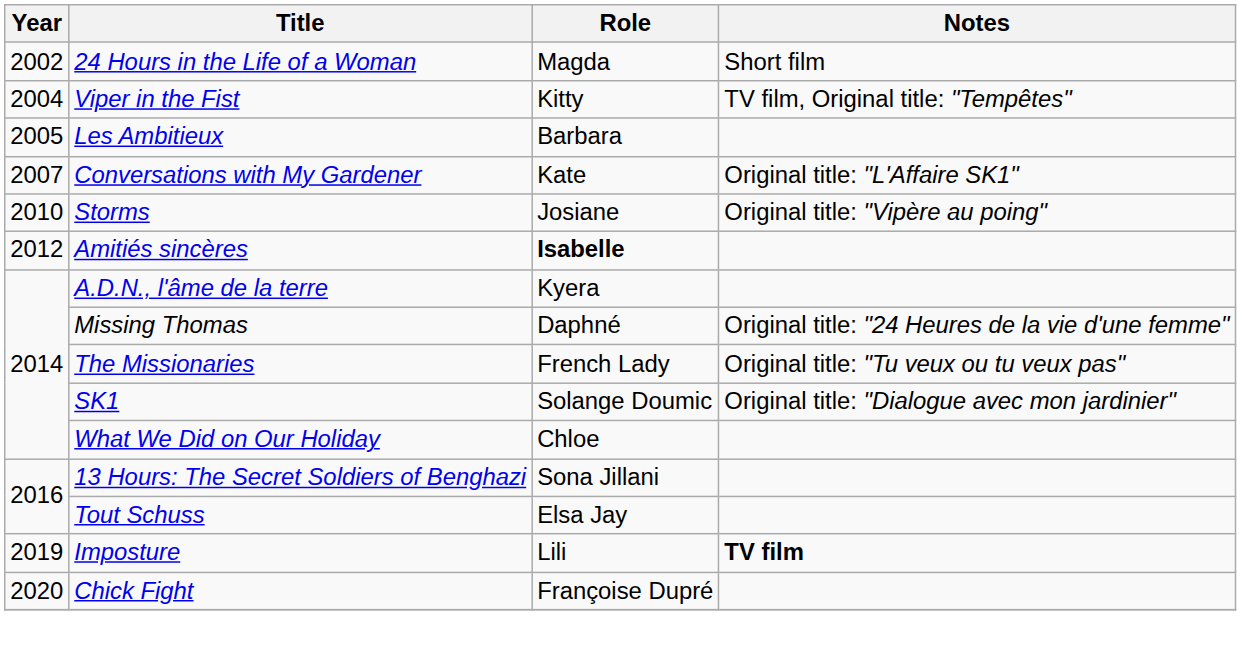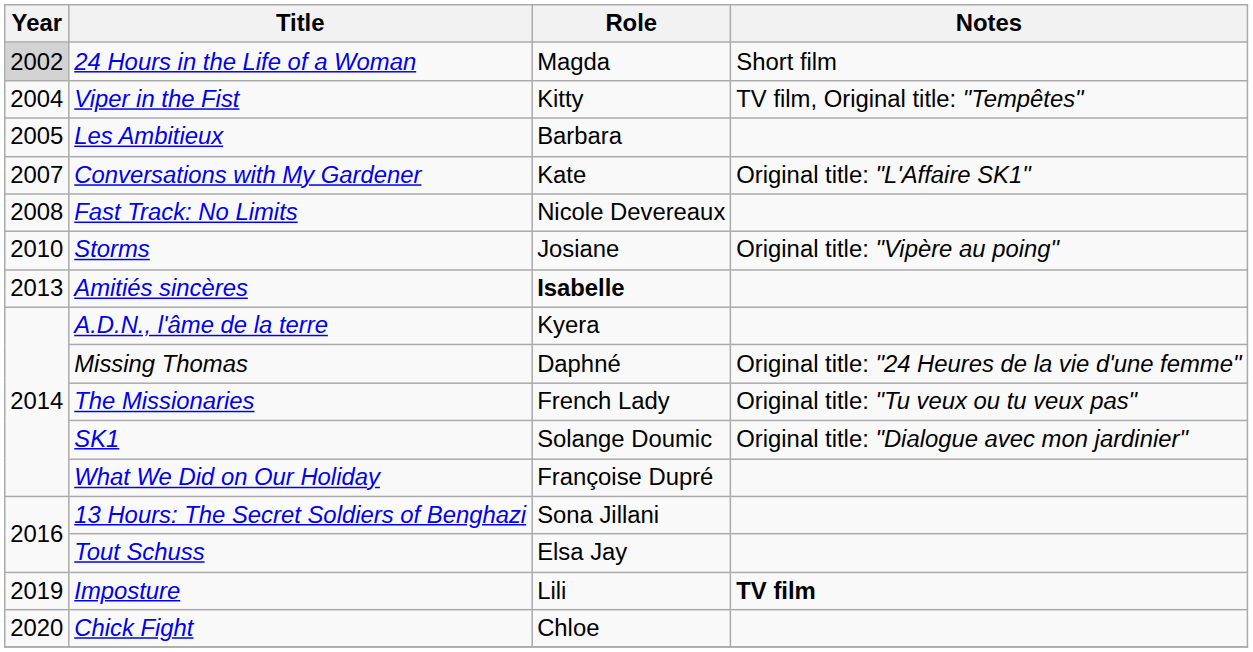(37, 61) no background -> (37, 61) lightgrey background
+ row: (186, 212)
(37, 250) 2012 -> (37, 288) 2013
(568, 439) Chloe -> (625, 477) Françoise Dupré
(625, 590) Françoise Dupré -> (568, 628) Chloe
